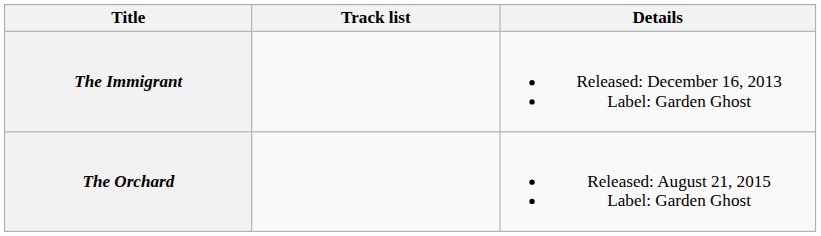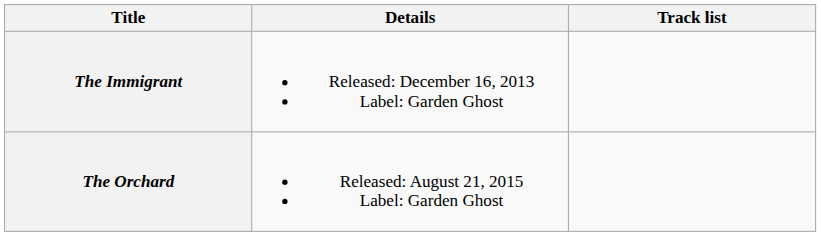columns swapped: (658, 18) <-> (376, 18)
